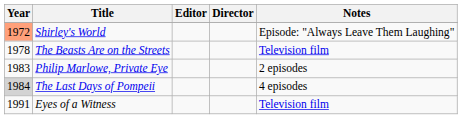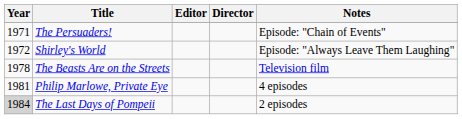+ row: (74, 31)
(19, 31) lightsalmon background -> (19, 50) no background
(19, 68) 1983 -> (19, 86) 1981
(283, 68) 2 episodes -> (283, 86) 4 episodes
(283, 86) 4 episodes -> (283, 104) 2 episodes
- row: (76, 104)
